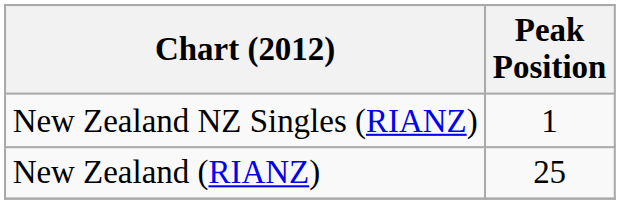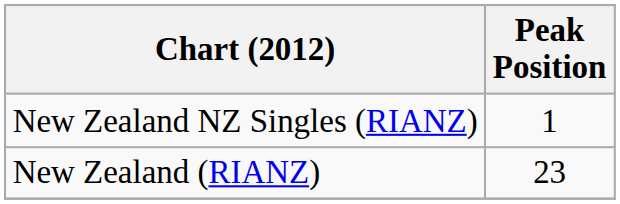(550, 172) 25 -> (550, 172) 23
